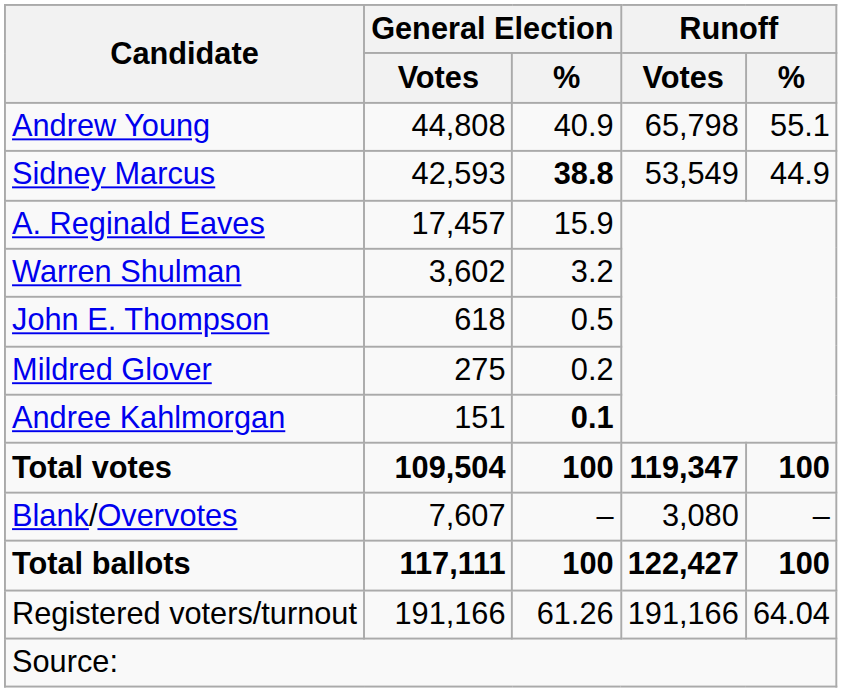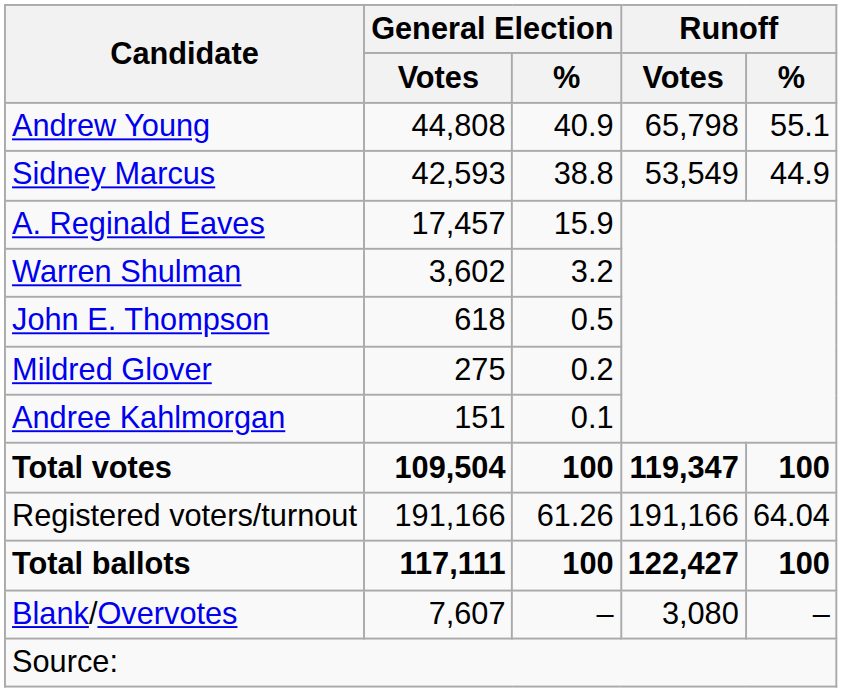(584, 175) bold -> (584, 175) normal
(592, 418) bold -> (592, 418) normal
rows swapped: (125, 516) <-> (185, 613)
